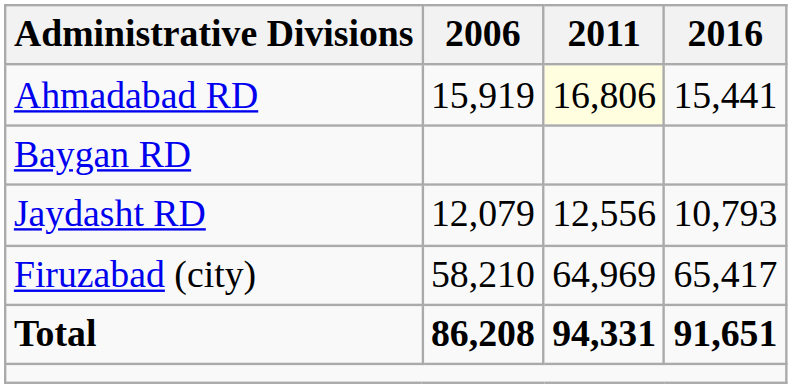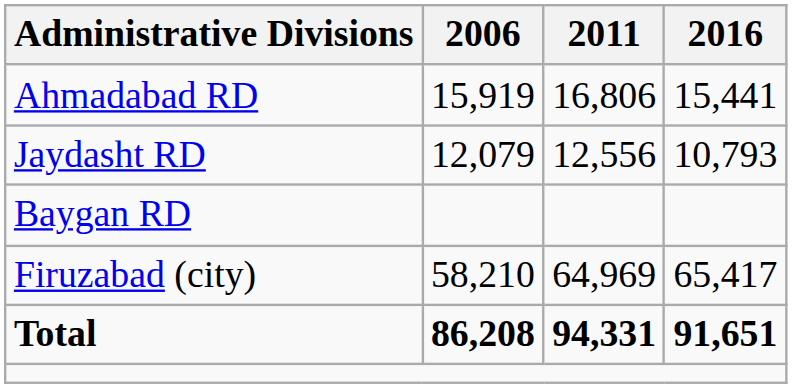(604, 94) lightyellow background -> (604, 94) no background
rows swapped: (103, 154) <-> (110, 214)
